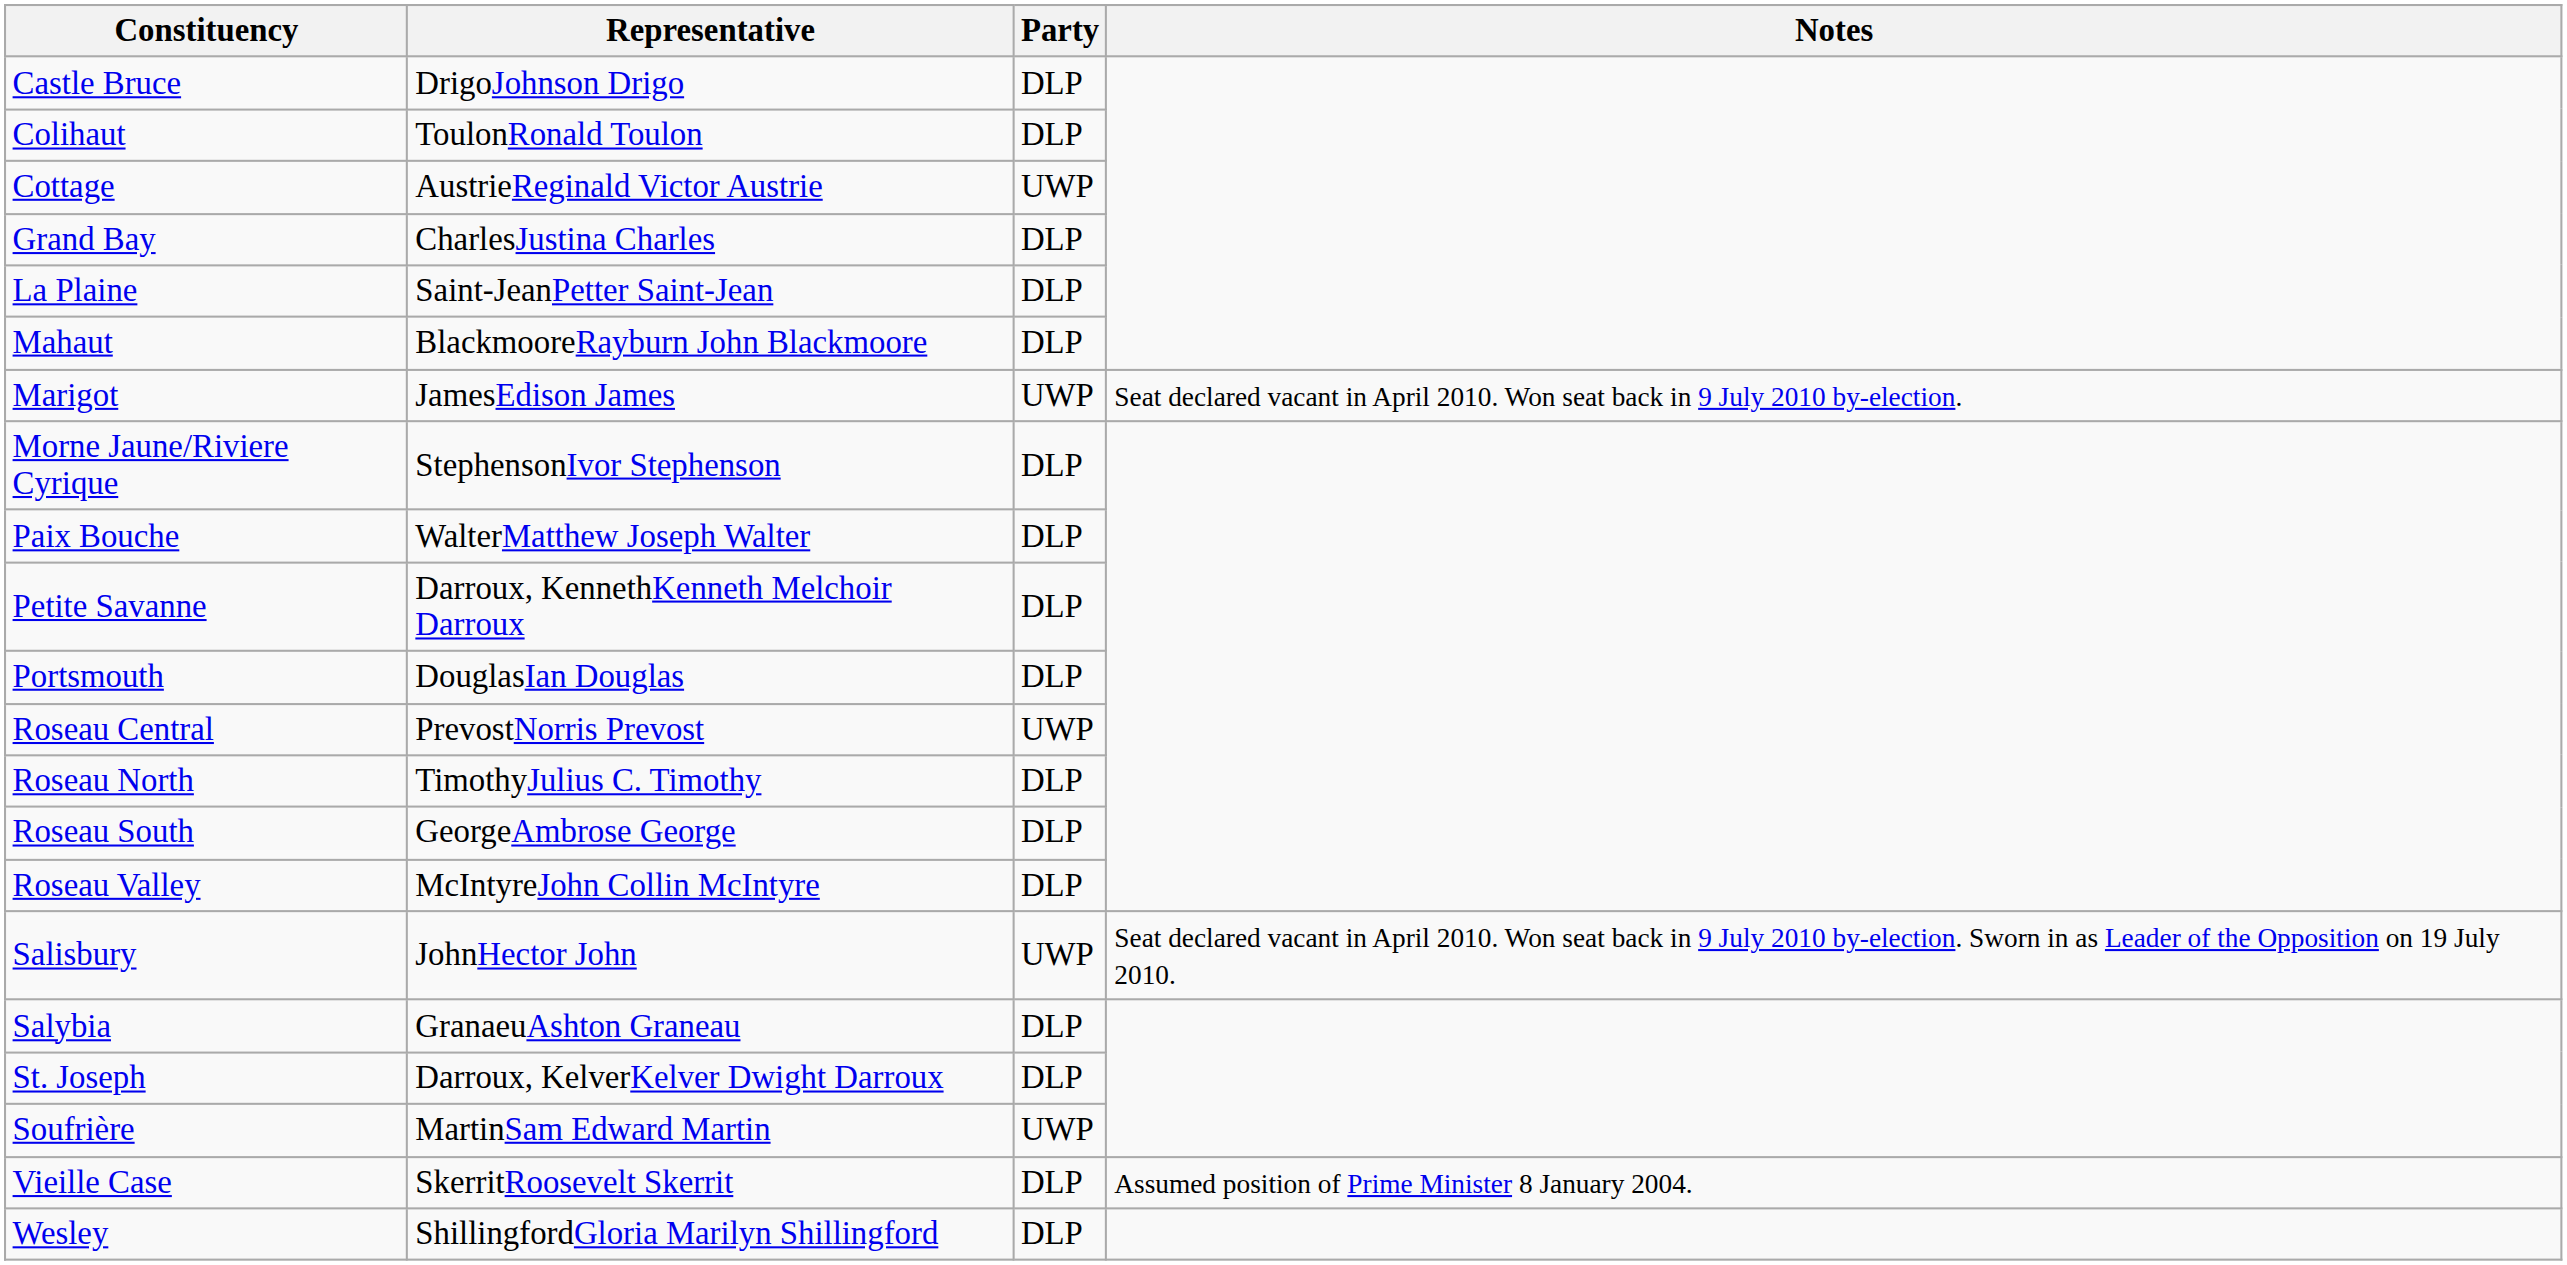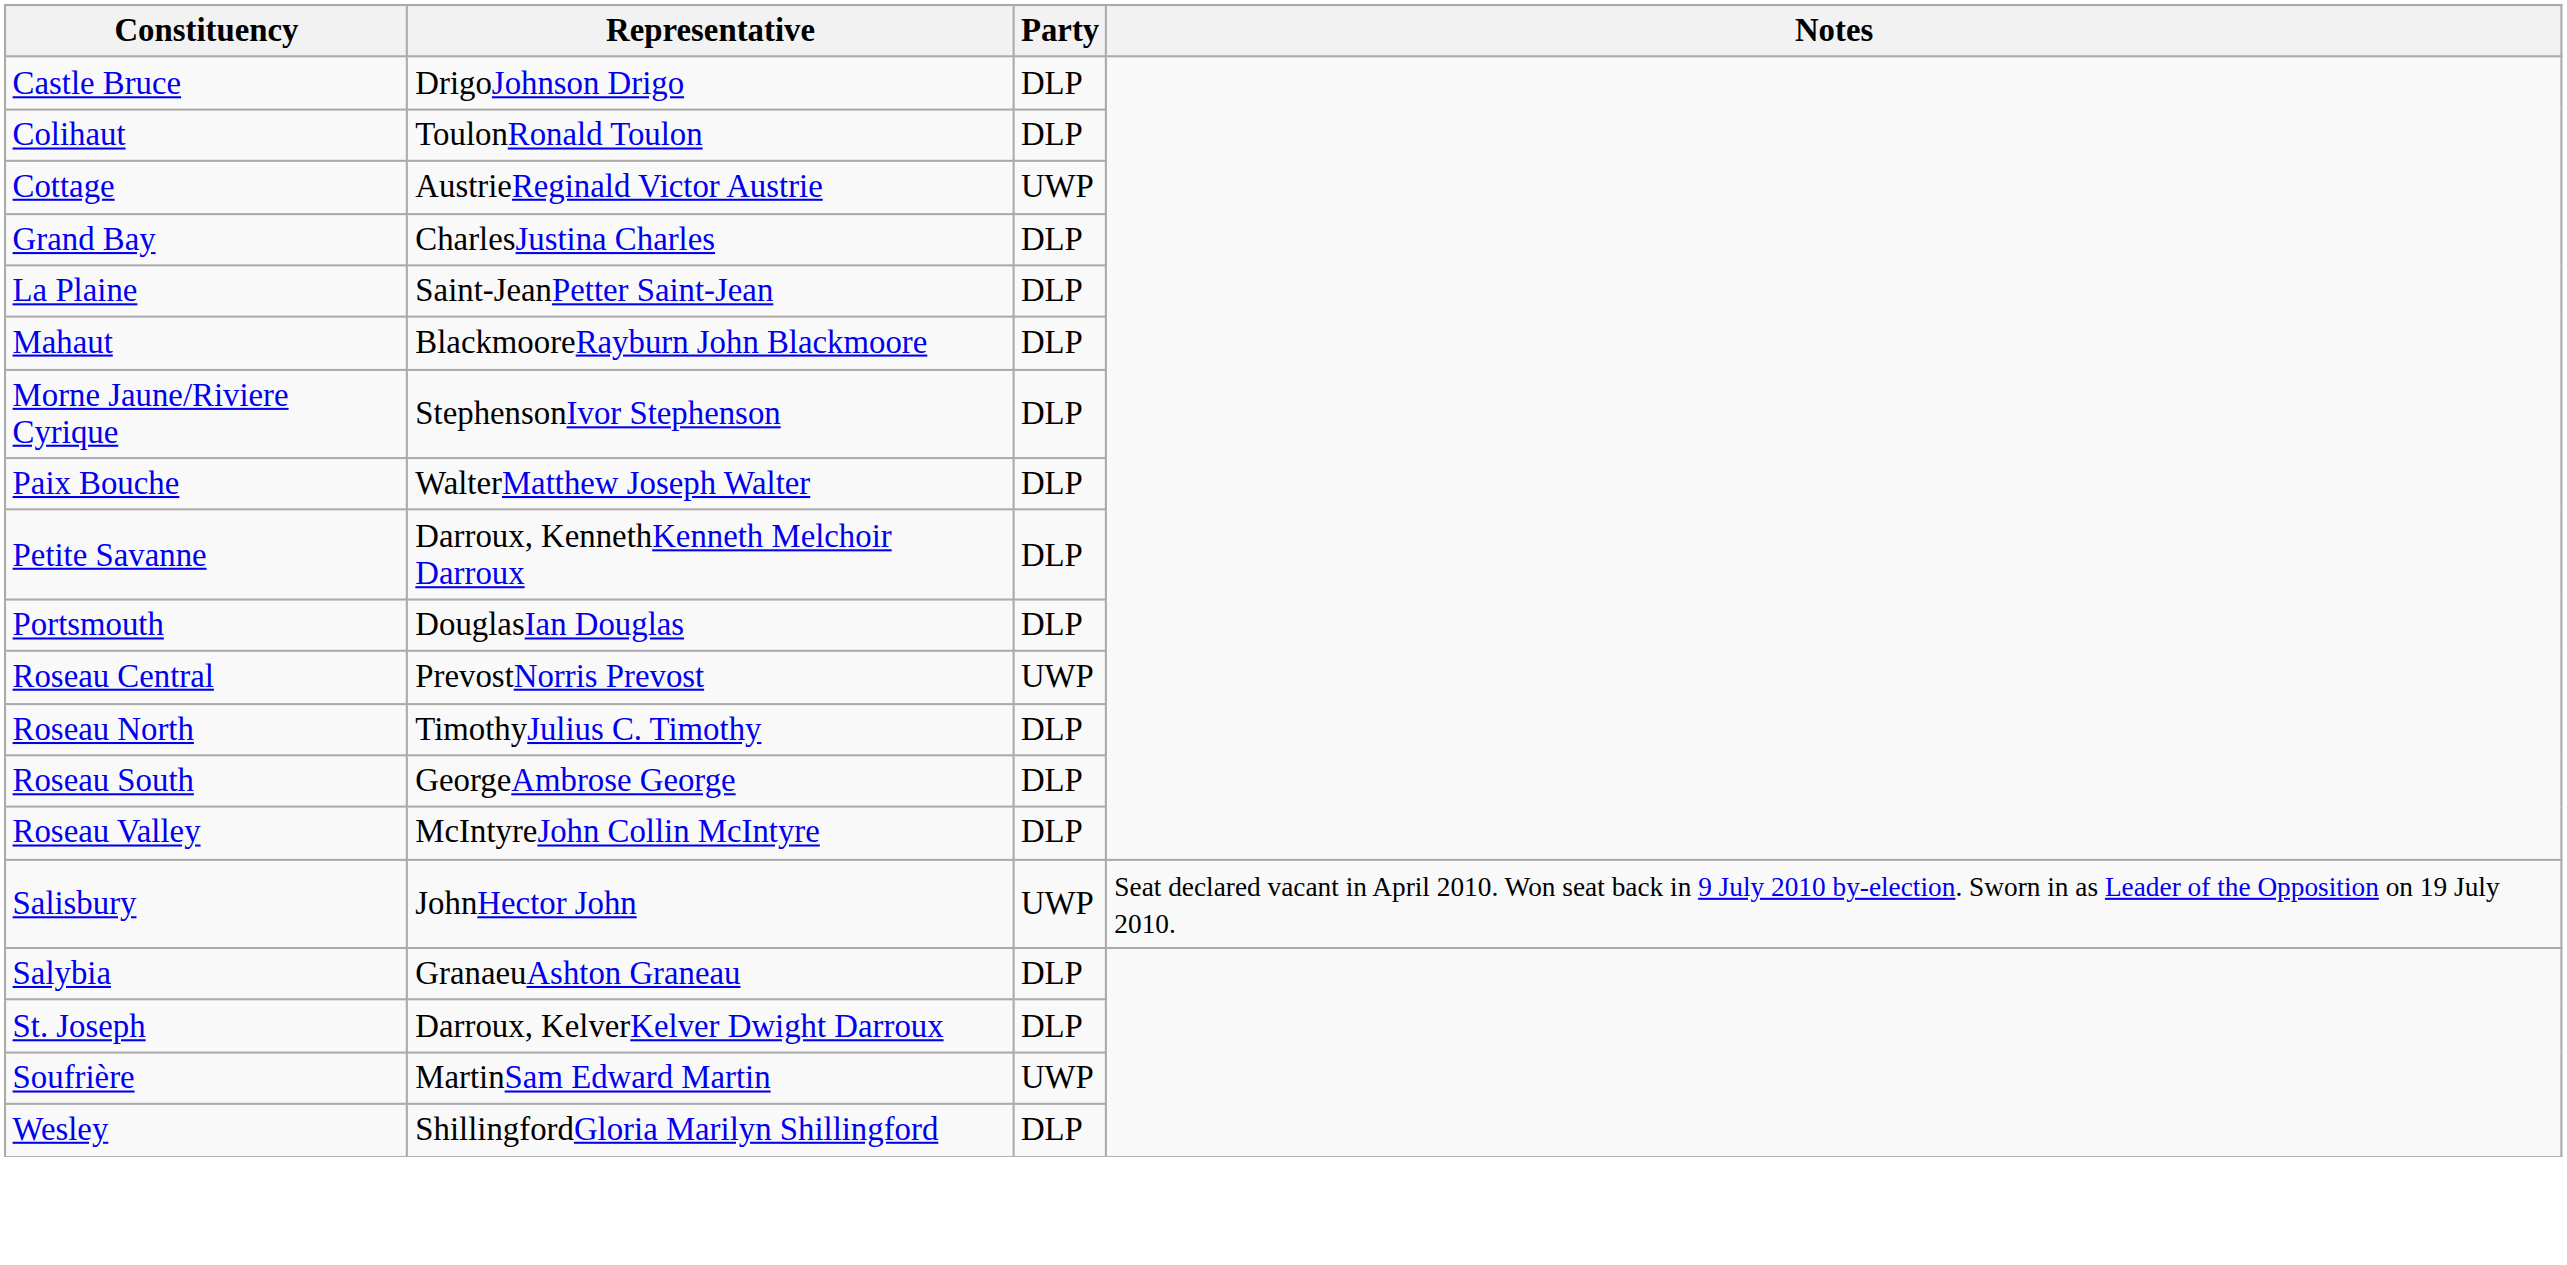- row: (65, 394)
- row: (92, 1181)
